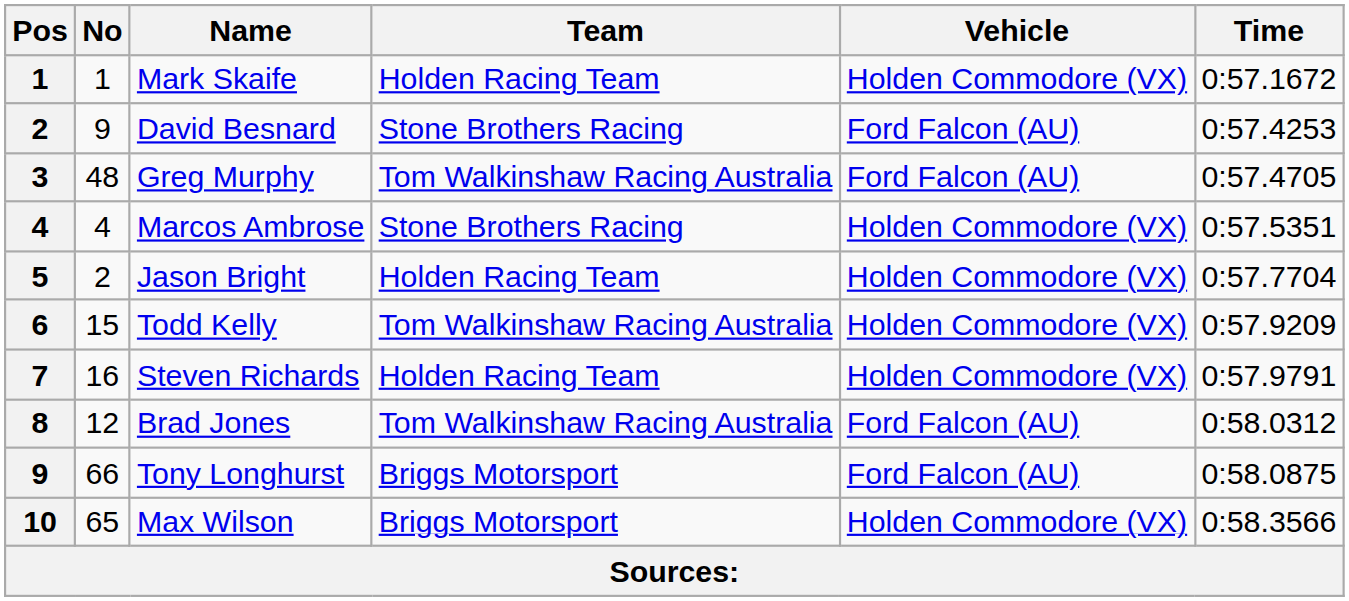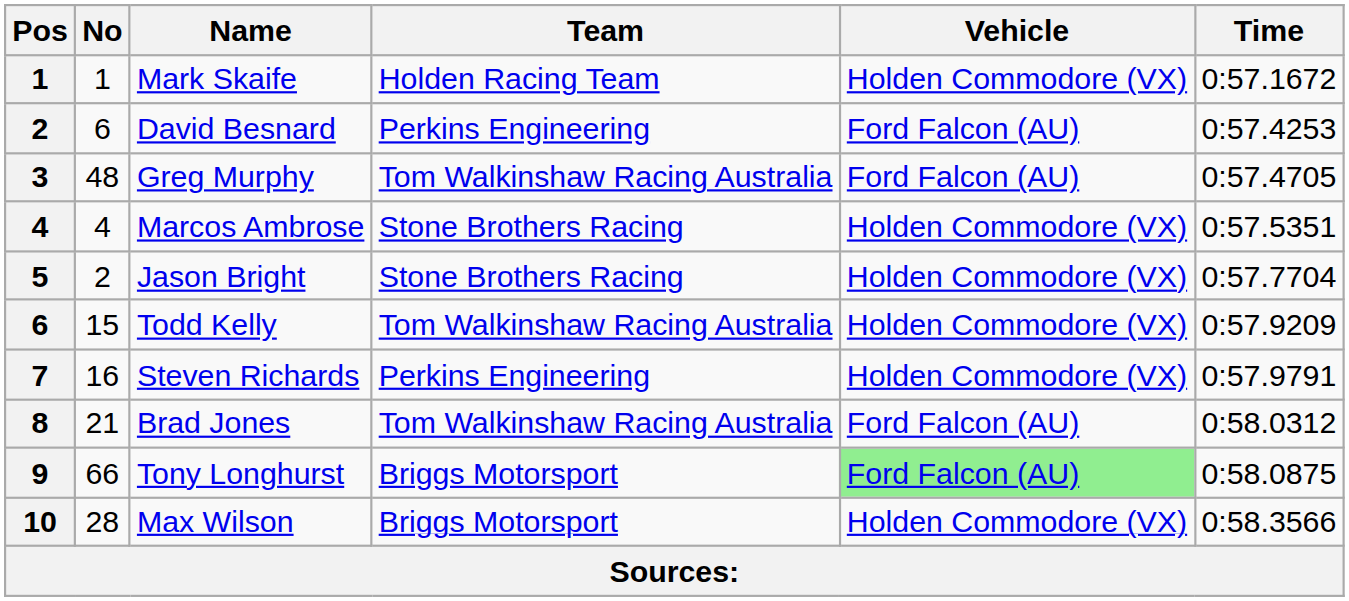(102, 128) 9 -> (102, 128) 6
(531, 128) Stone Brothers Racing -> (514, 128) Perkins Engineering
(519, 276) Holden Racing Team -> (531, 276) Stone Brothers Racing
(519, 374) Holden Racing Team -> (514, 374) Perkins Engineering
(102, 423) 12 -> (102, 423) 21
(963, 472) no background -> (963, 472) lightgreen background
(102, 521) 65 -> (102, 521) 28
